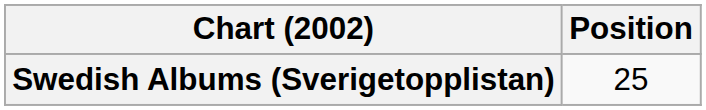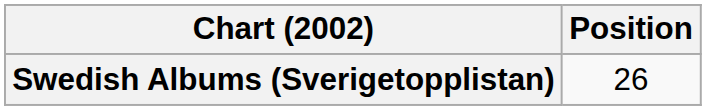(631, 79) 25 -> (631, 79) 26
